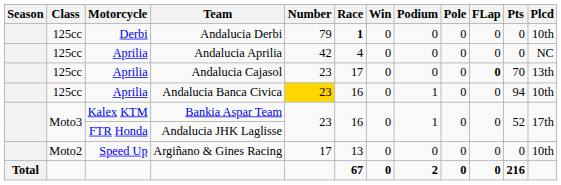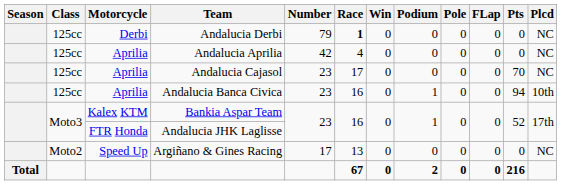(543, 33) 10th -> (545, 33) NC
(498, 72) bold -> (498, 72) normal
(543, 72) 13th -> (545, 72) NC
(325, 92) gold background -> (325, 92) no background
(543, 151) 10th -> (545, 151) NC
